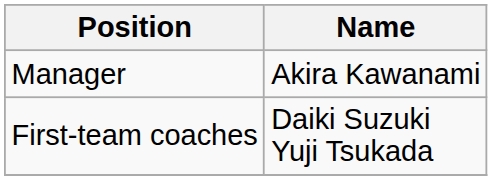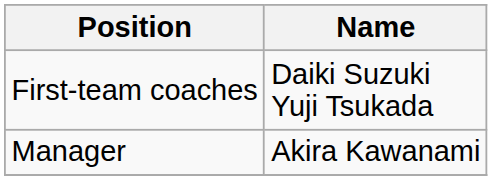rows swapped: (69, 73) <-> (135, 135)
